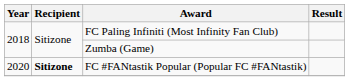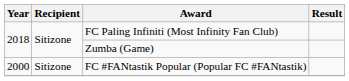(18, 66) 2020 -> (18, 66) 2000
(53, 66) bold -> (53, 66) normal
